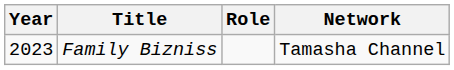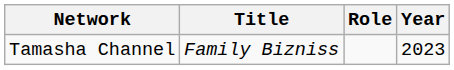columns swapped: (31, 20) <-> (362, 20)
